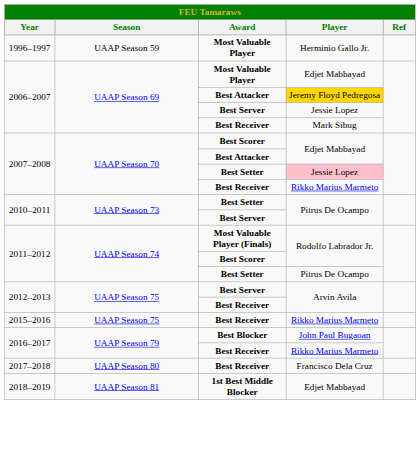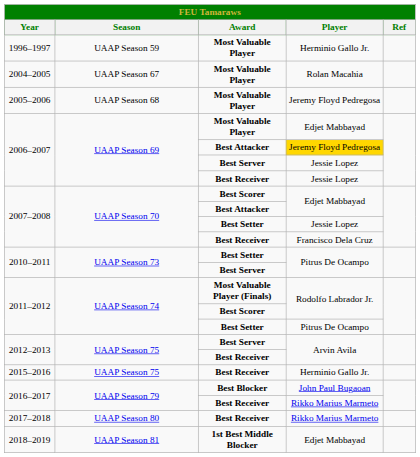+ row: (30, 74)
+ row: (30, 100)
(335, 126) Mark Sibug -> (335, 178) Jessie Lopez
(335, 171) pink background -> (335, 224) no background
(335, 187) Rikko Marius Marmeto -> (335, 239) Francisco Dela Cruz
(335, 320) Rikko Marius Marmeto -> (335, 372) Herminio Gallo Jr.
(335, 366) Francisco Dela Cruz -> (335, 418) Rikko Marius Marmeto
